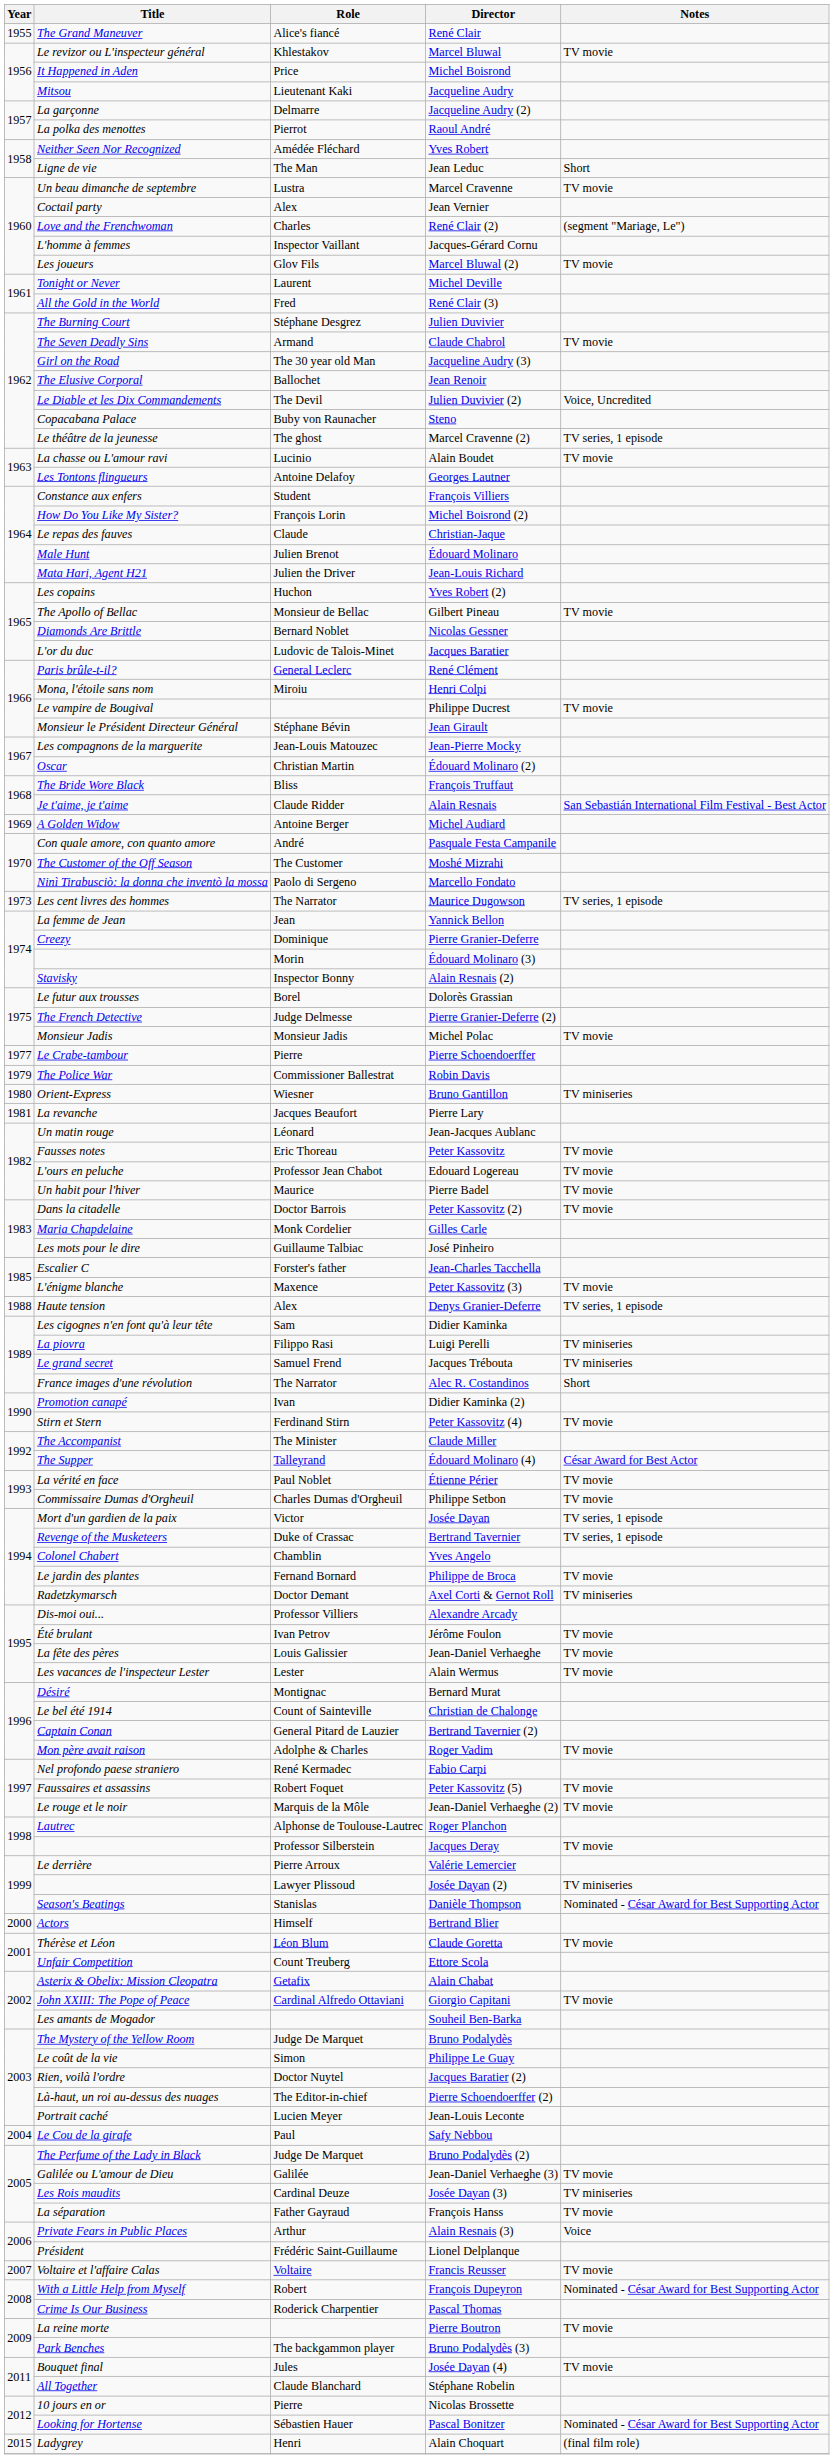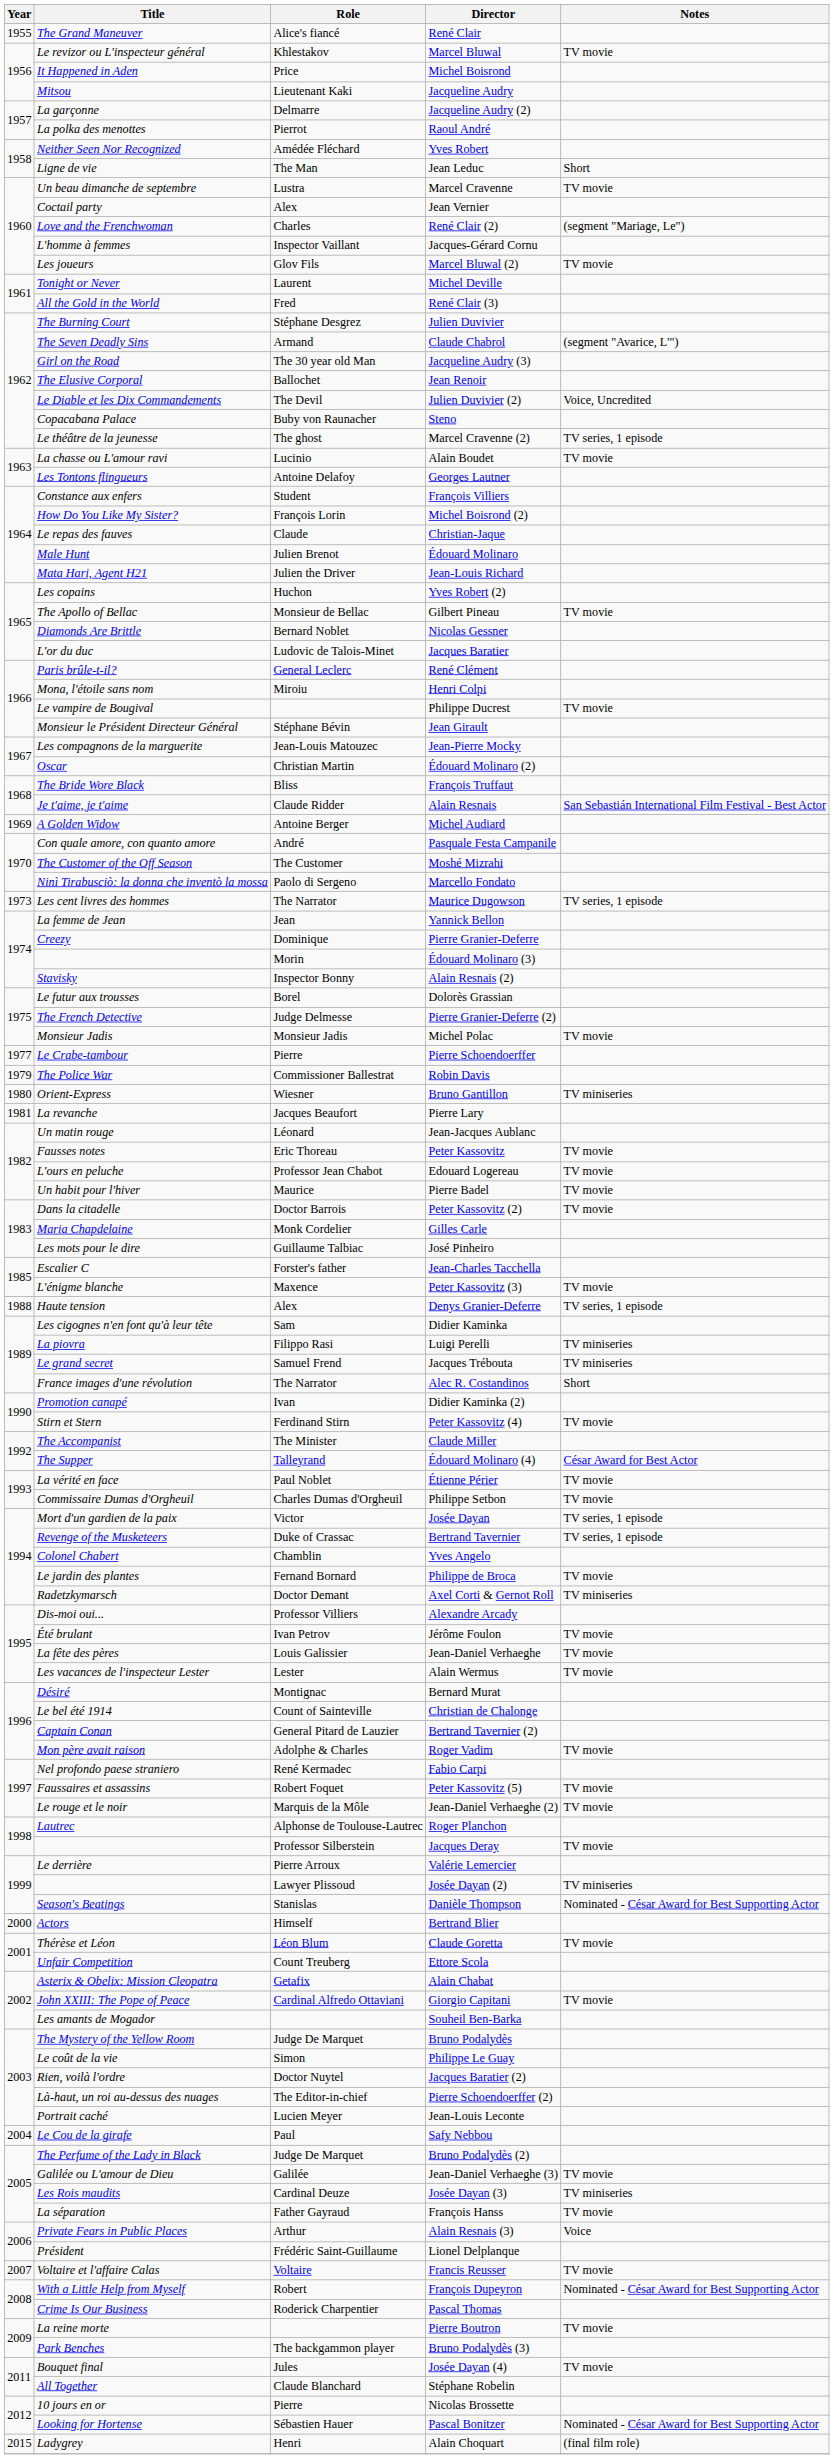(588, 341) TV movie -> (621, 341) (segment "Avarice, L'")
